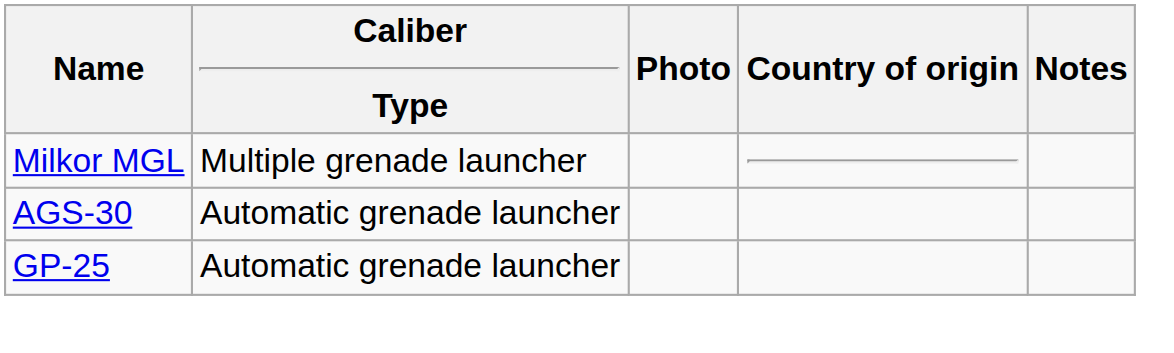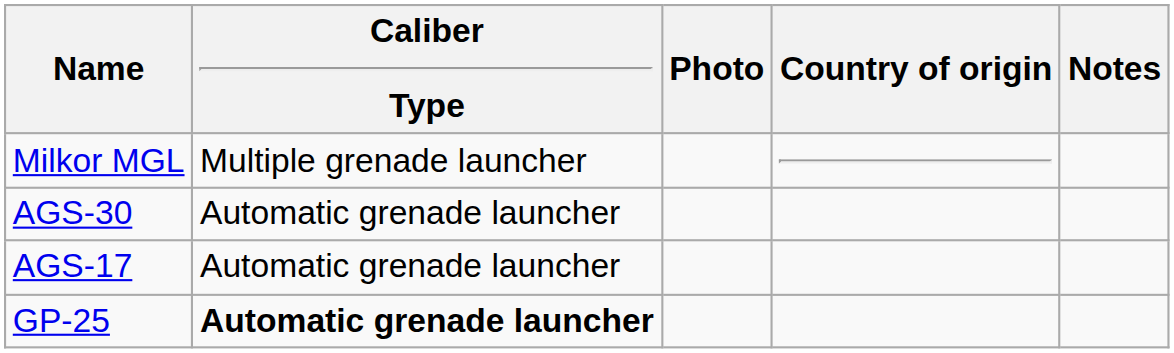+ row: (73, 266)
(410, 266) normal -> (427, 319) bold
